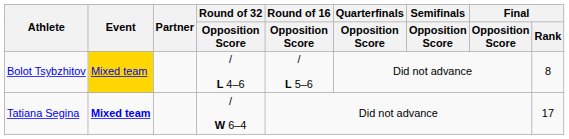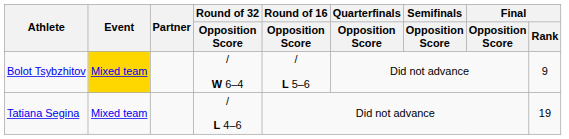(231, 72) / L 4–6 -> (228, 72) / W 6–4
(548, 72) 8 -> (545, 72) 9
(121, 114) bold -> (119, 114) normal
(231, 114) / W 6–4 -> (228, 114) / L 4–6
(548, 114) 17 -> (545, 114) 19
